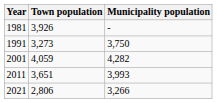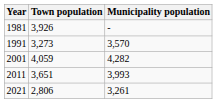(118, 43) 3,750 -> (118, 43) 3,570
(118, 91) 3,266 -> (118, 91) 3,261
